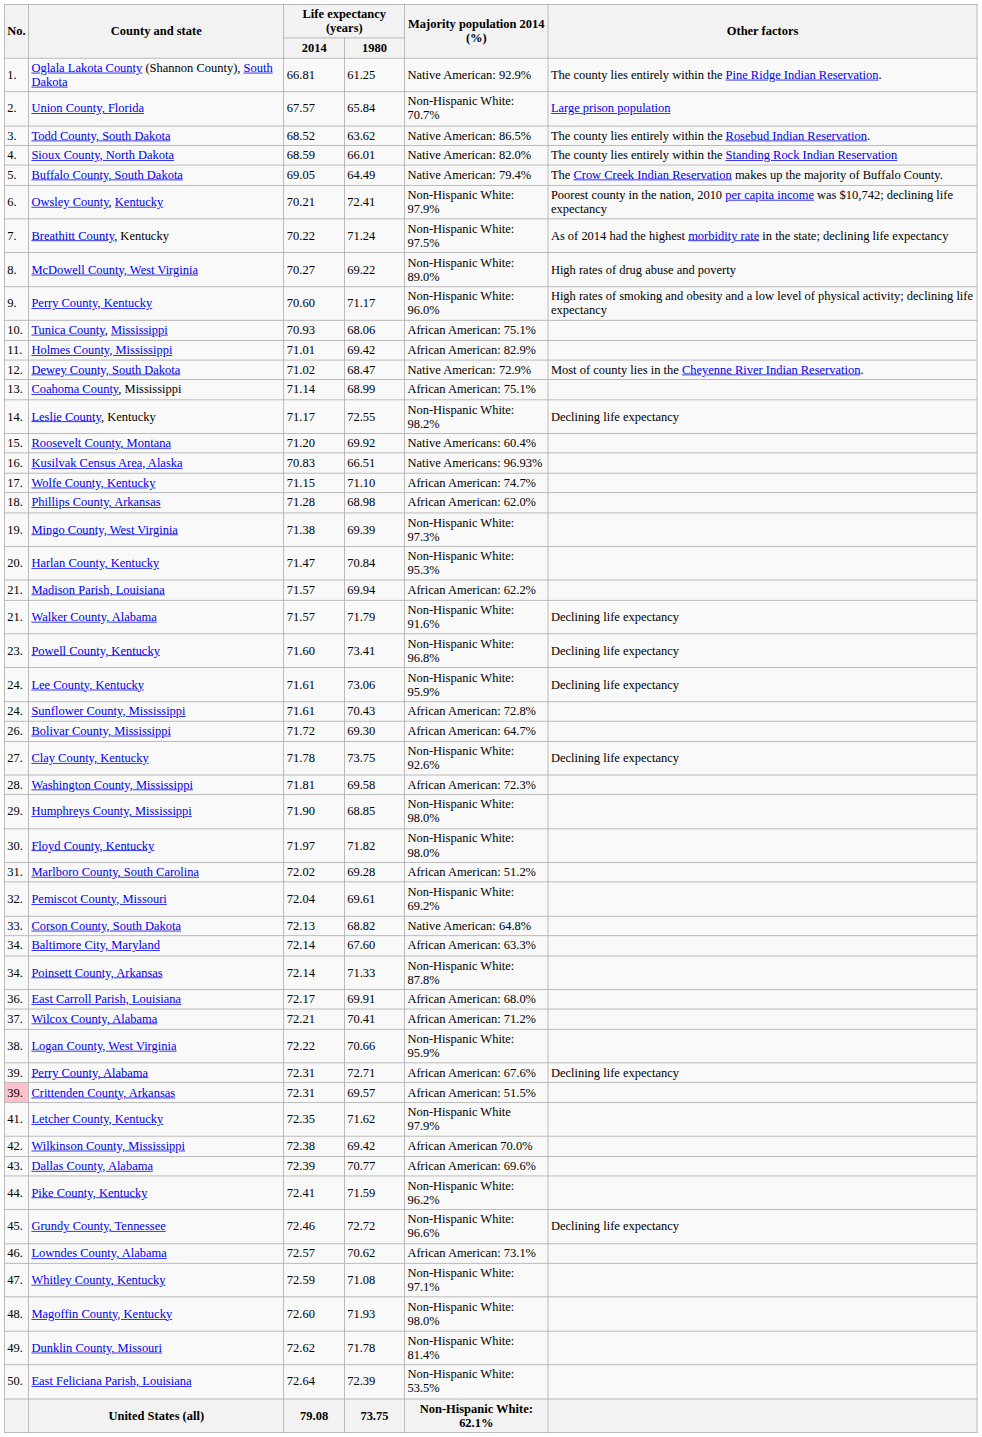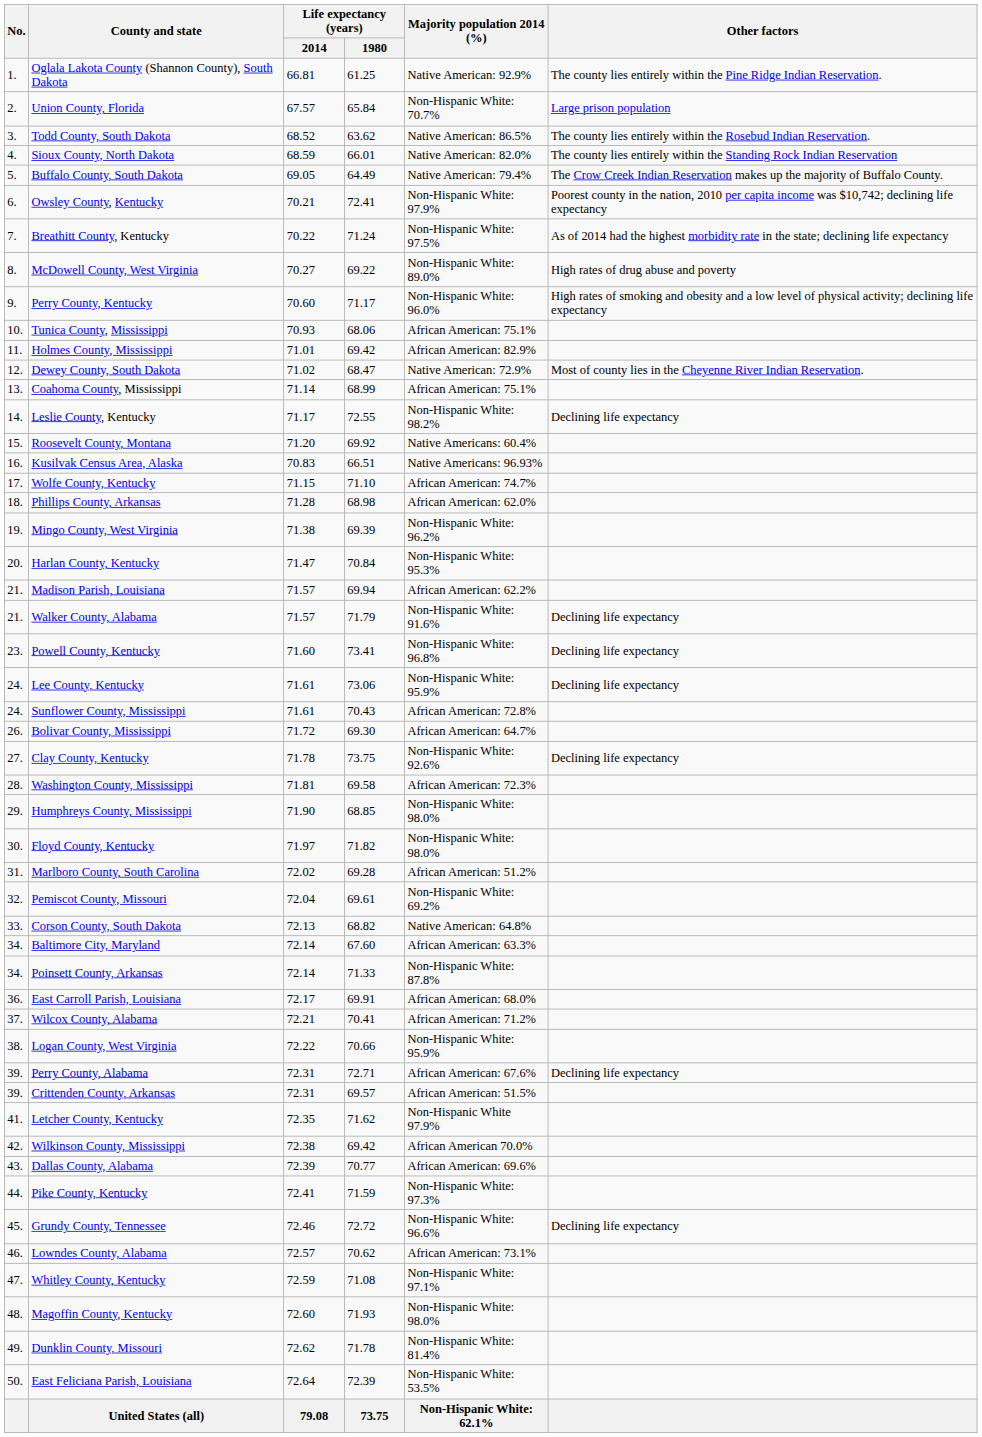(461, 529) Non-Hispanic White: 97.3% -> (461, 529) Non-Hispanic White: 96.2%
(15, 1092) pink background -> (15, 1092) no background
(461, 1192) Non-Hispanic White: 96.2% -> (461, 1192) Non-Hispanic White: 97.3%
